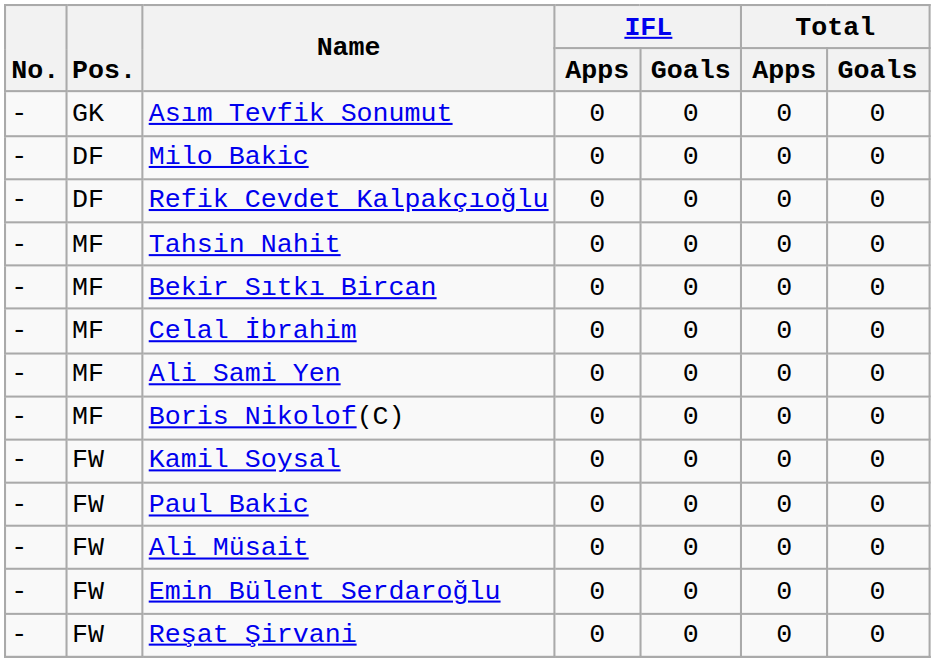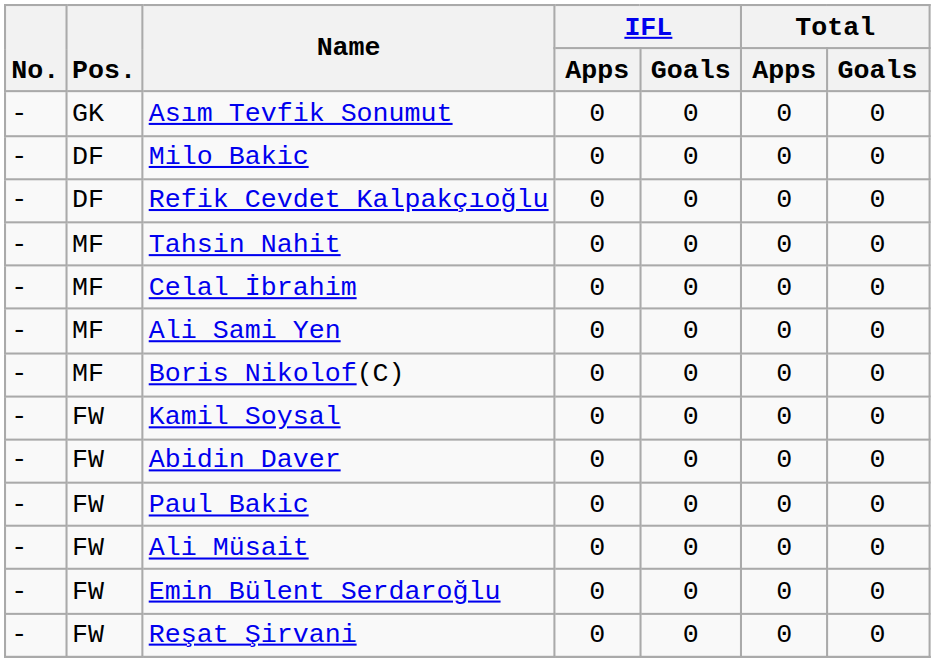- row: (293, 287)
+ row: (245, 461)
